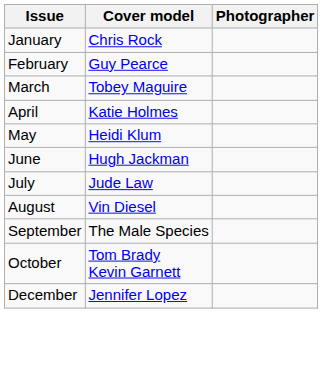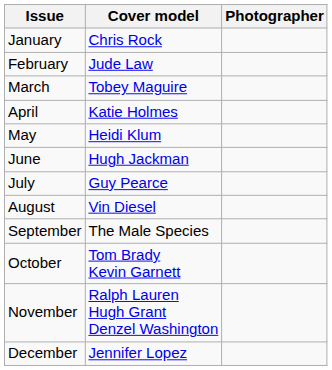(128, 64) Guy Pearce -> (121, 64) Jude Law
(121, 183) Jude Law -> (128, 183) Guy Pearce
+ row: (43, 312)
